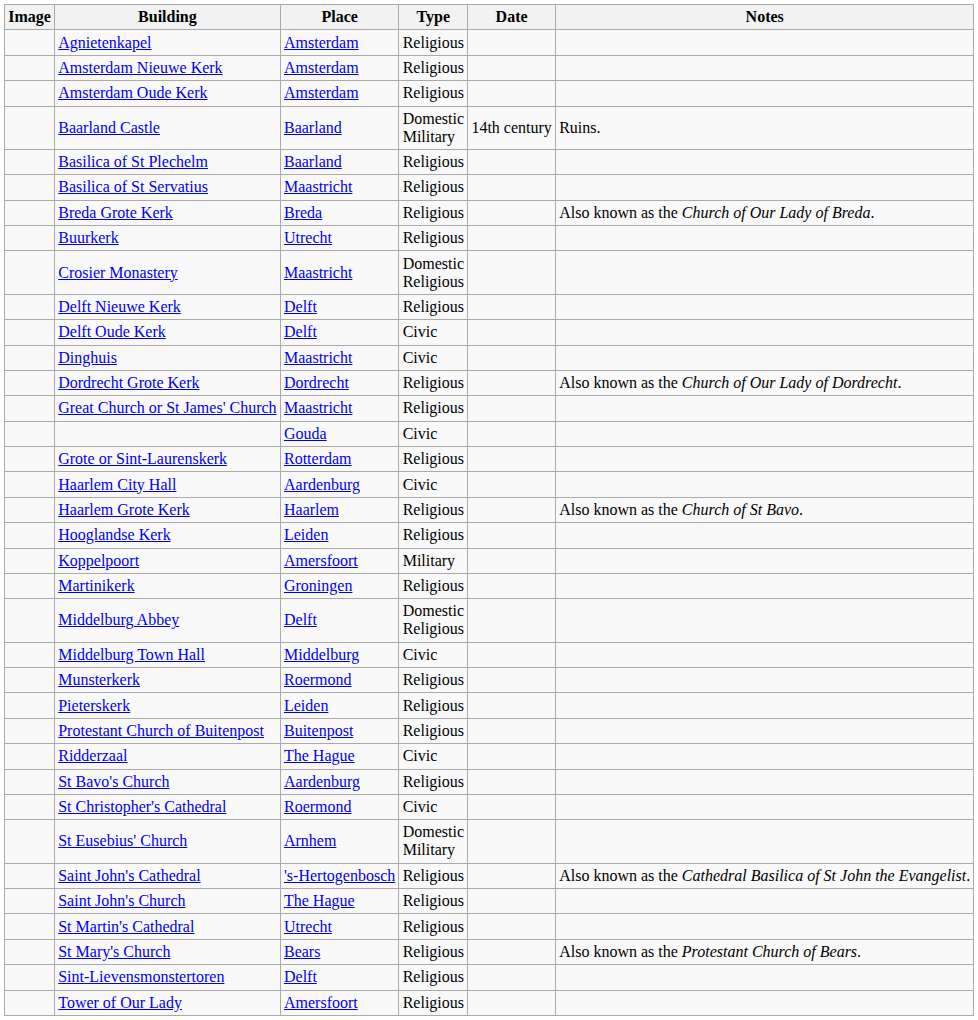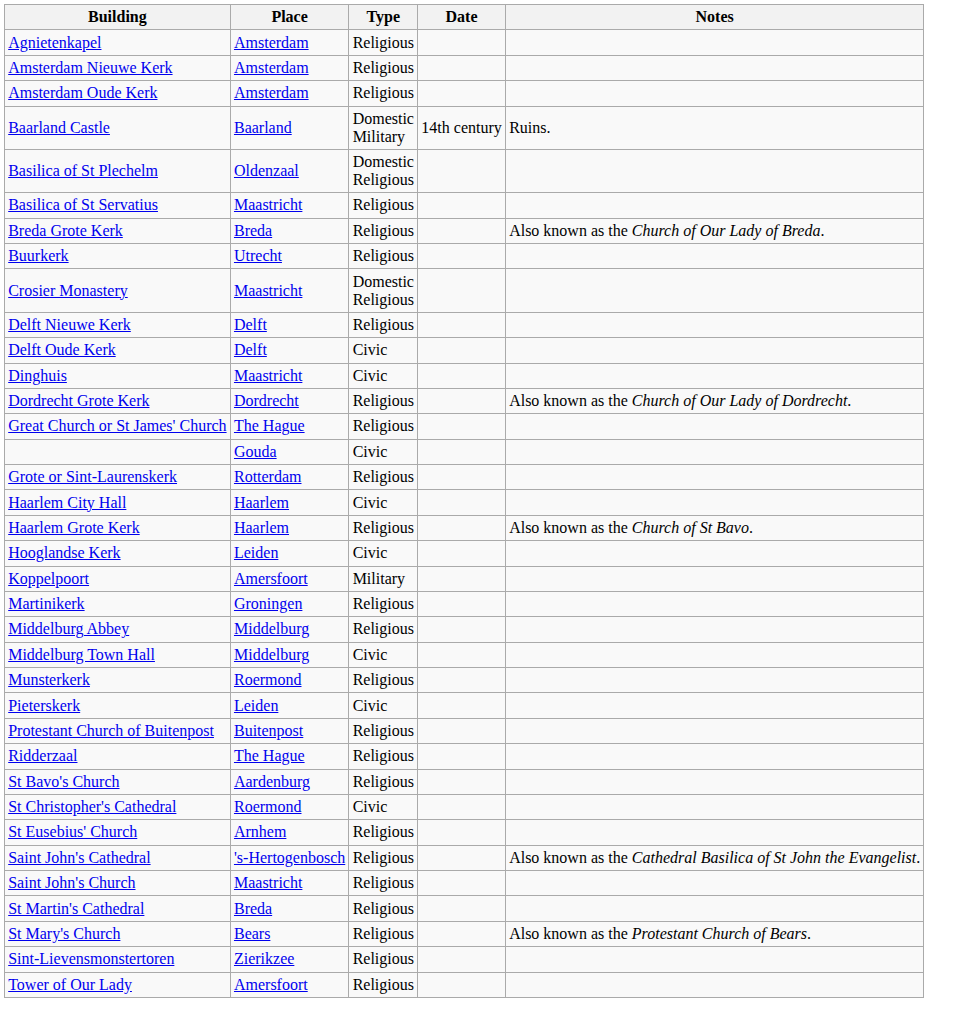- column: (30, 17)
(313, 162) Baarland -> (266, 171) Oldenzaal
(433, 162) Religious -> (383, 171) Domestic Religious
(318, 408) Maastricht -> (269, 426) The Hague
(322, 484) Aardenburg -> (261, 502) Haarlem
(433, 535) Religious -> (370, 553) Civic
(300, 620) Delft -> (272, 629) Middelburg
(433, 620) Domestic Religious -> (383, 629) Religious
(433, 705) Religious -> (370, 705) Civic
(420, 756) Civic -> (383, 756) Religious
(433, 841) Domestic Military -> (383, 832) Religious
(319, 901) The Hague -> (268, 883) Maastricht
(308, 926) Utrecht -> (253, 908) Breda
(300, 977) Delft -> (264, 959) Zierikzee
